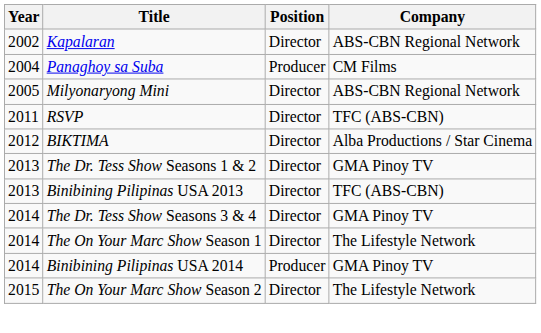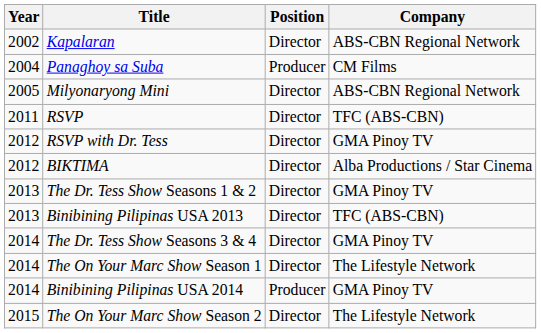+ row: (107, 141)
